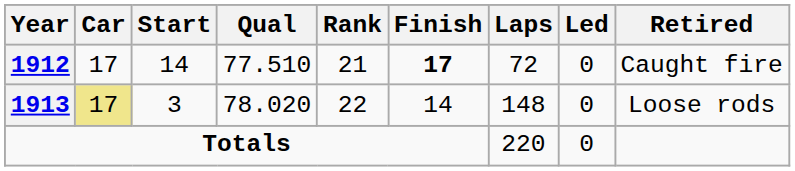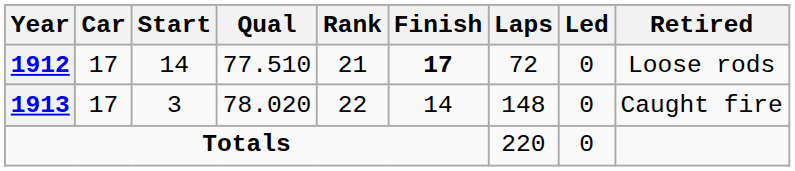(702, 65) Caught fire -> (702, 65) Loose rods
(104, 105) khaki background -> (104, 105) no background
(702, 105) Loose rods -> (702, 105) Caught fire
